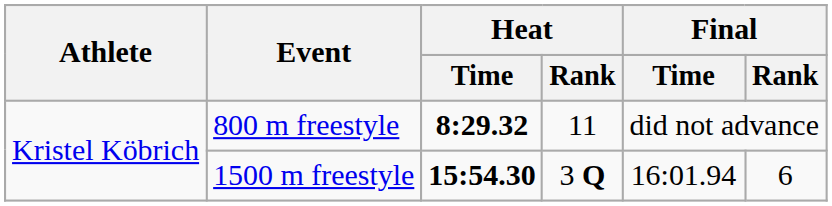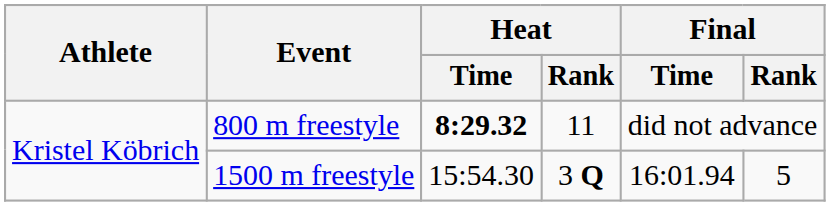(482, 175) bold -> (481, 175) normal
(785, 175) 6 -> (784, 175) 5
